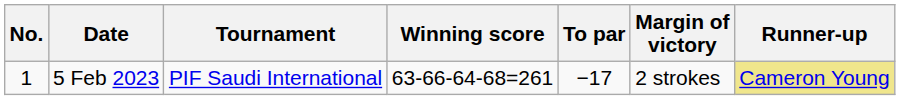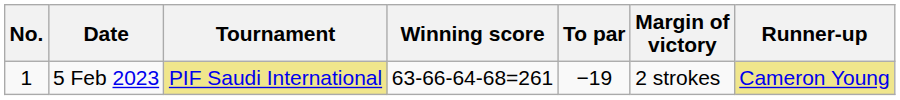(276, 78) no background -> (276, 78) khaki background
(594, 78) −17 -> (594, 78) −19
